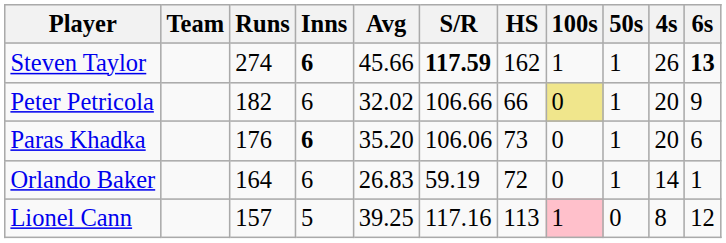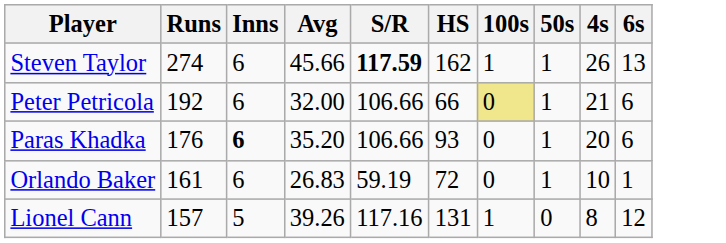- column: (195, 23)
(307, 62) bold -> (238, 62) normal
(702, 62) bold -> (634, 62) normal
(254, 101) 182 -> (185, 101) 192
(386, 101) 32.02 -> (317, 101) 32.00
(667, 101) 20 -> (598, 101) 21
(696, 101) 9 -> (627, 101) 6
(459, 140) 106.06 -> (390, 140) 106.66
(516, 140) 73 -> (447, 140) 93
(254, 179) 164 -> (185, 179) 161
(667, 179) 14 -> (598, 179) 10
(386, 218) 39.25 -> (317, 218) 39.26
(522, 218) 113 -> (453, 218) 131
(558, 218) pink background -> (489, 218) no background
